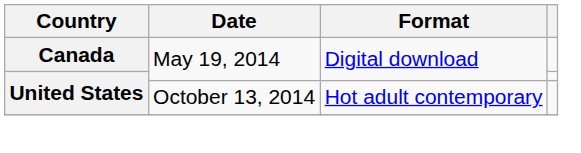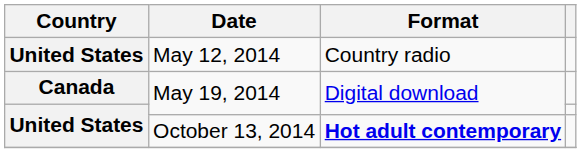+ row: (76, 54)
(434, 97) normal -> (443, 130) bold
